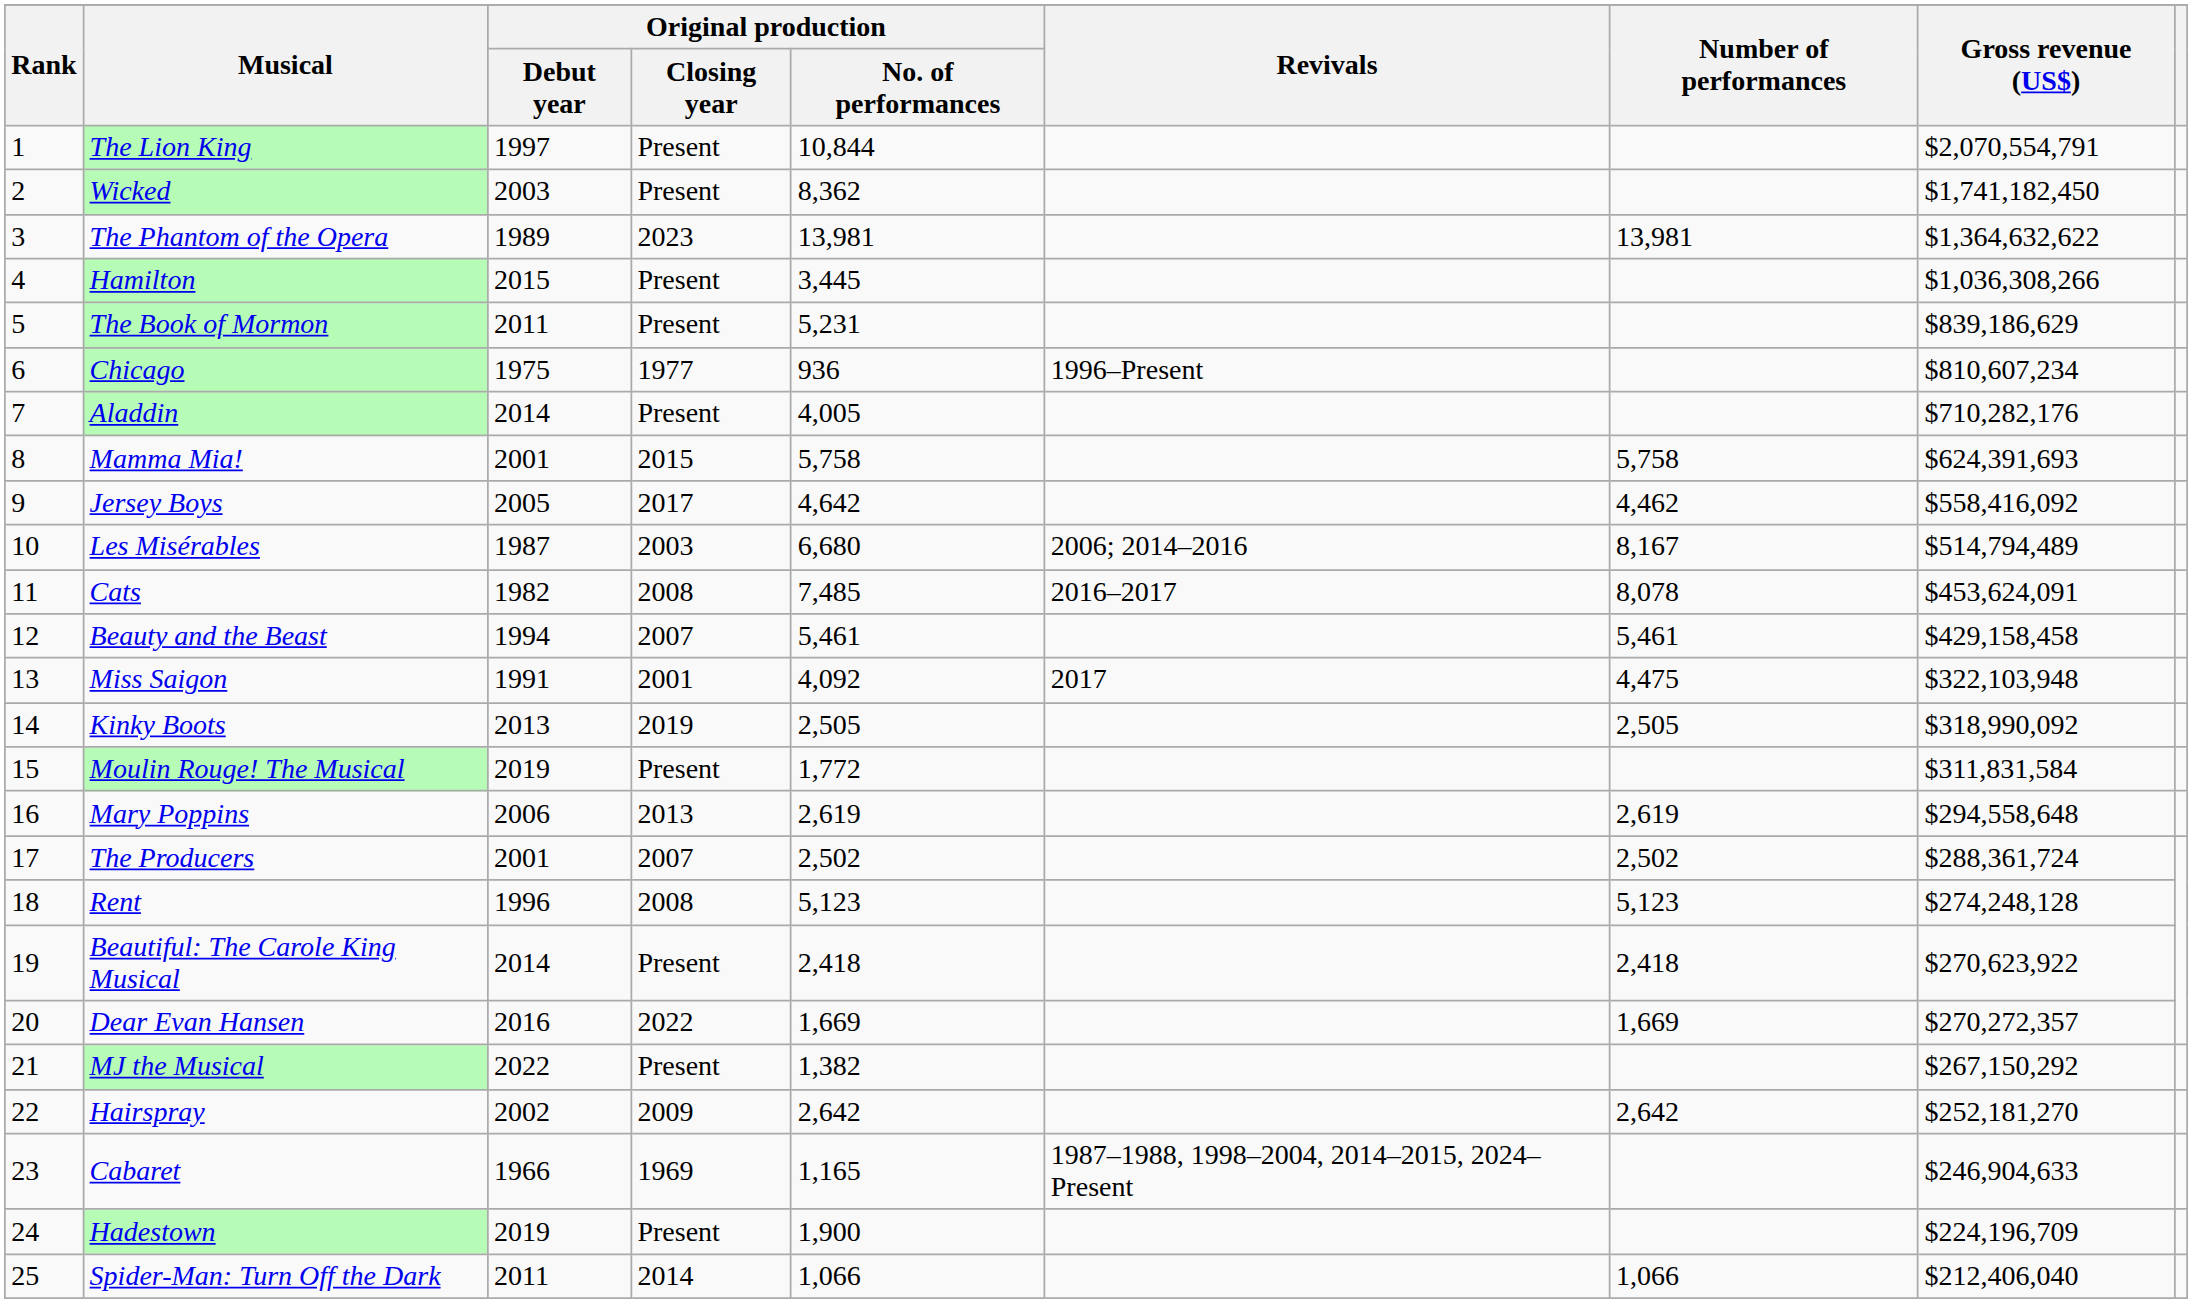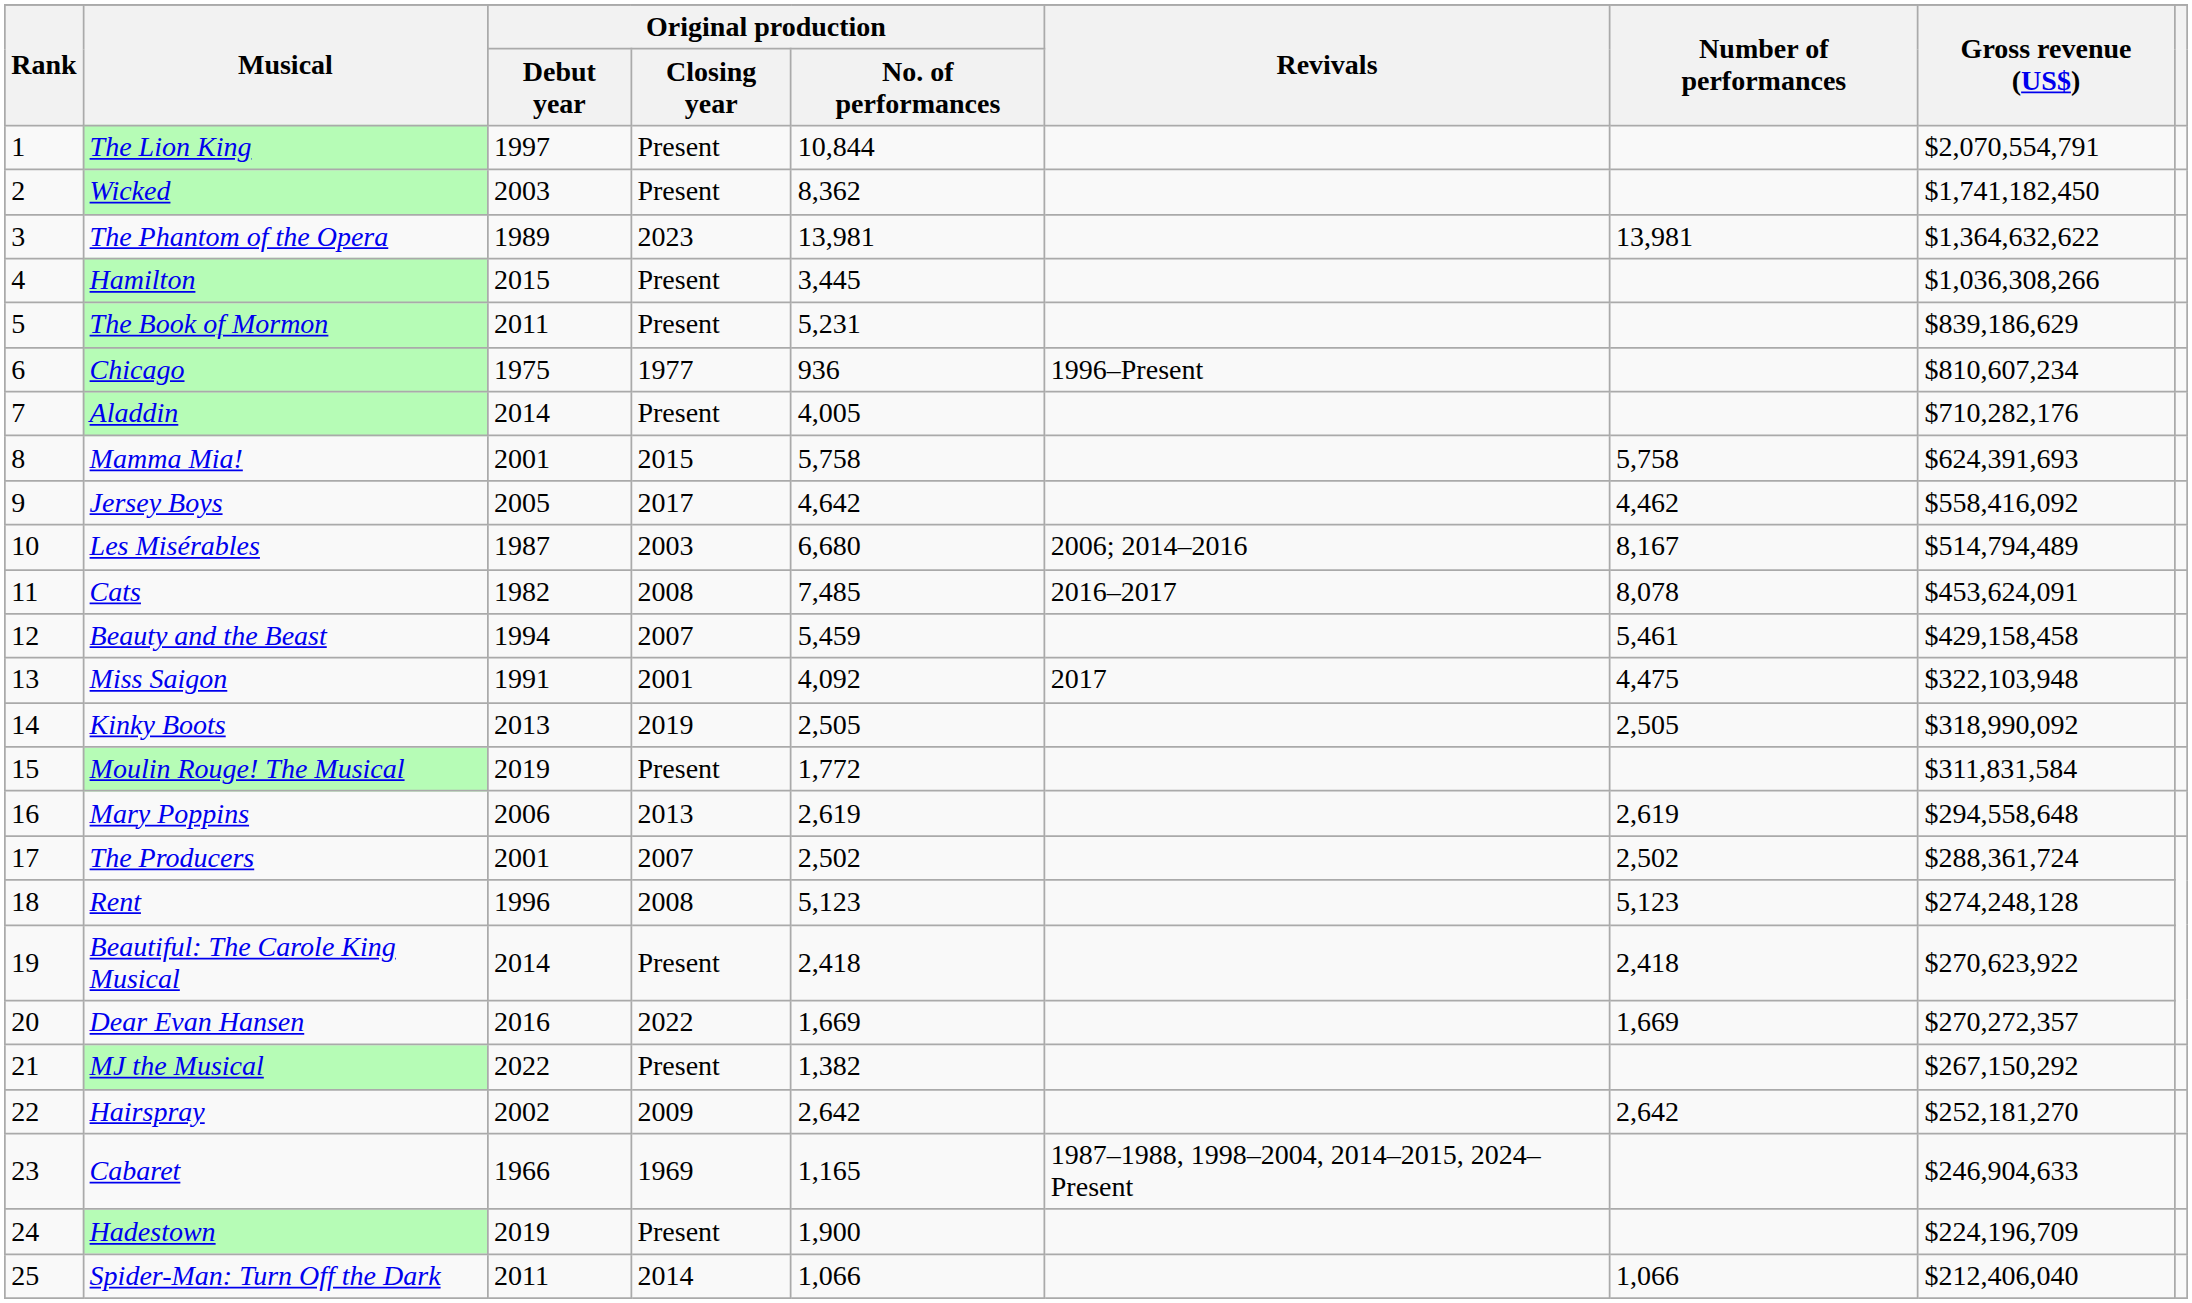(829, 635) 5,461 -> (829, 635) 5,459
